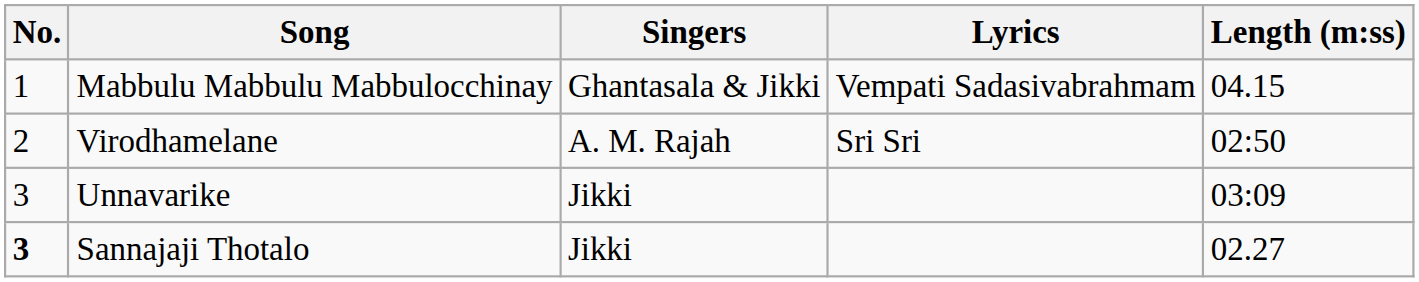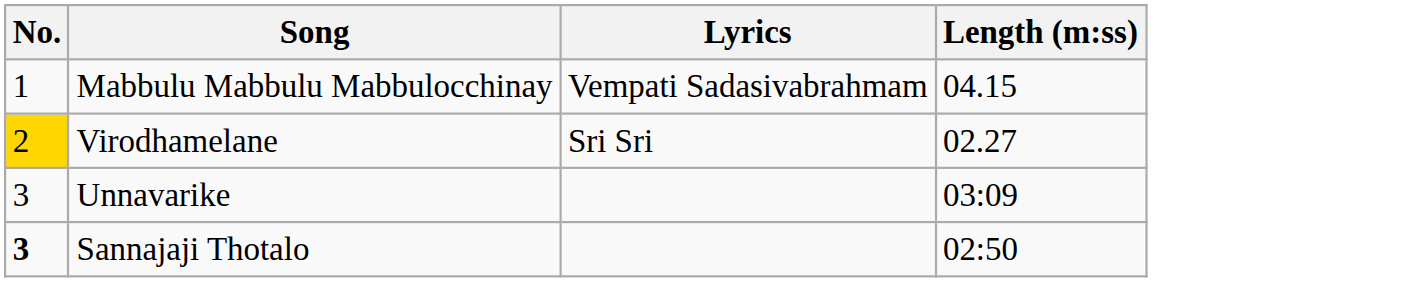- column: (694, 31)
(21, 140) no background -> (21, 140) gold background
(1248, 140) 02:50 -> (980, 140) 02.27
(1248, 249) 02.27 -> (980, 249) 02:50
